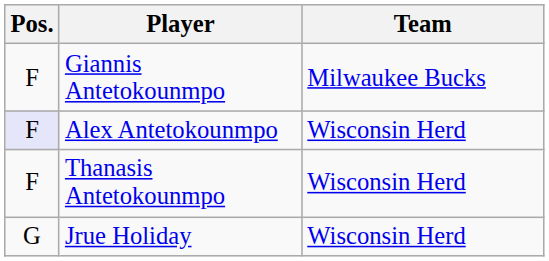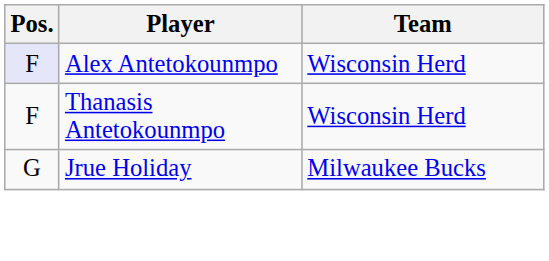- row: (145, 76)
(387, 235) Wisconsin Herd -> (397, 168) Milwaukee Bucks
